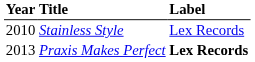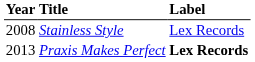(21, 30) 2010 -> (21, 30) 2008
